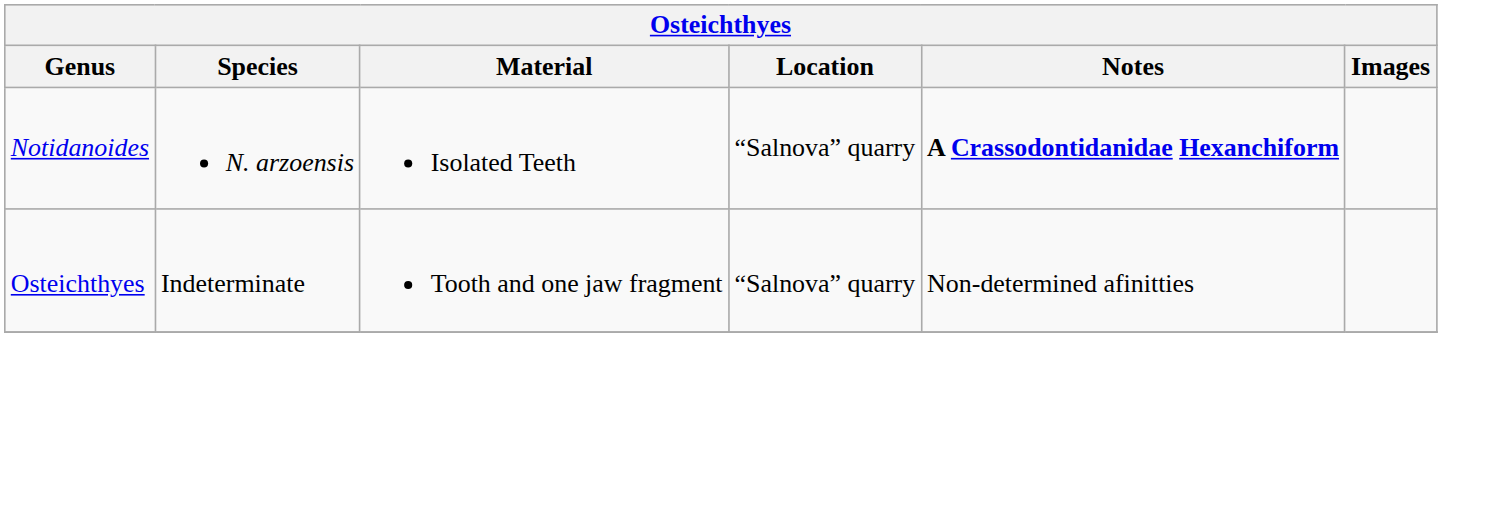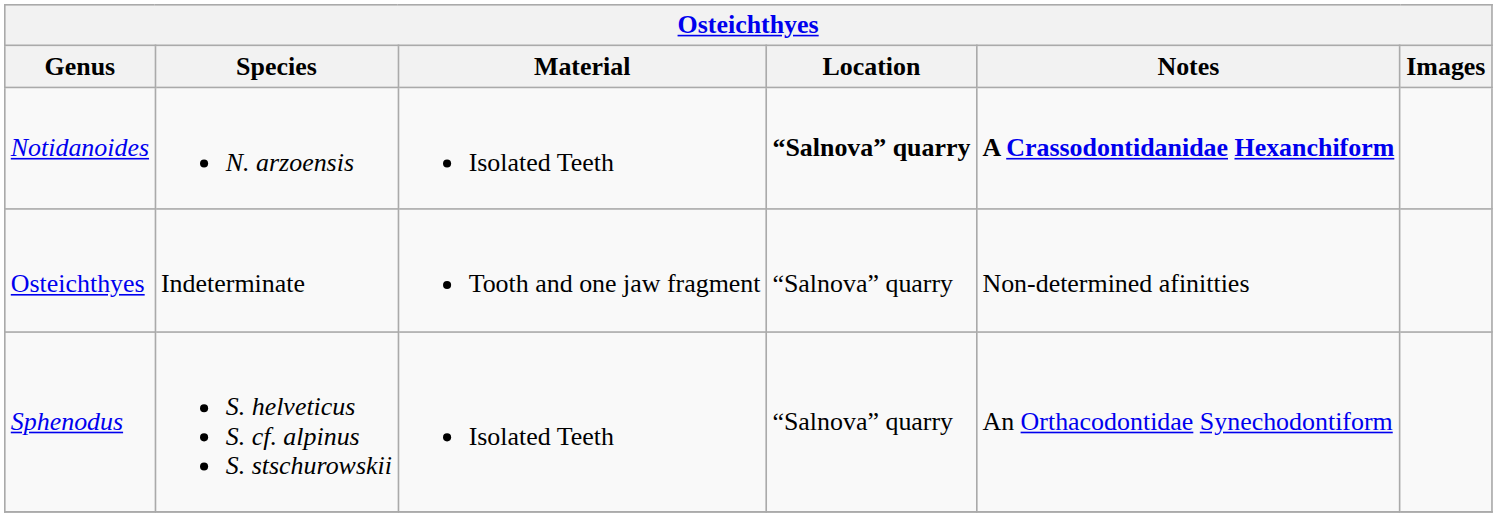(825, 147) normal -> (871, 147) bold
+ row: (67, 421)
